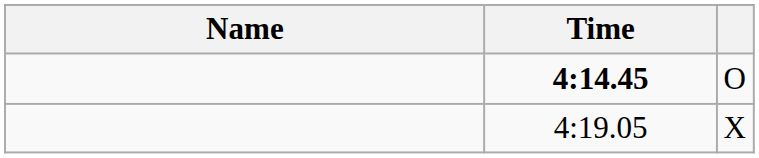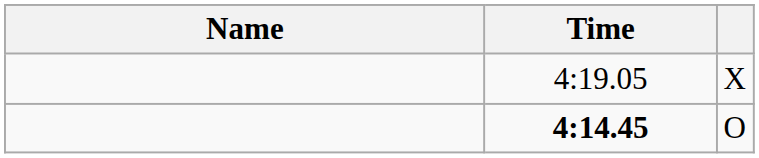rows swapped: (601, 78) <-> (601, 127)
